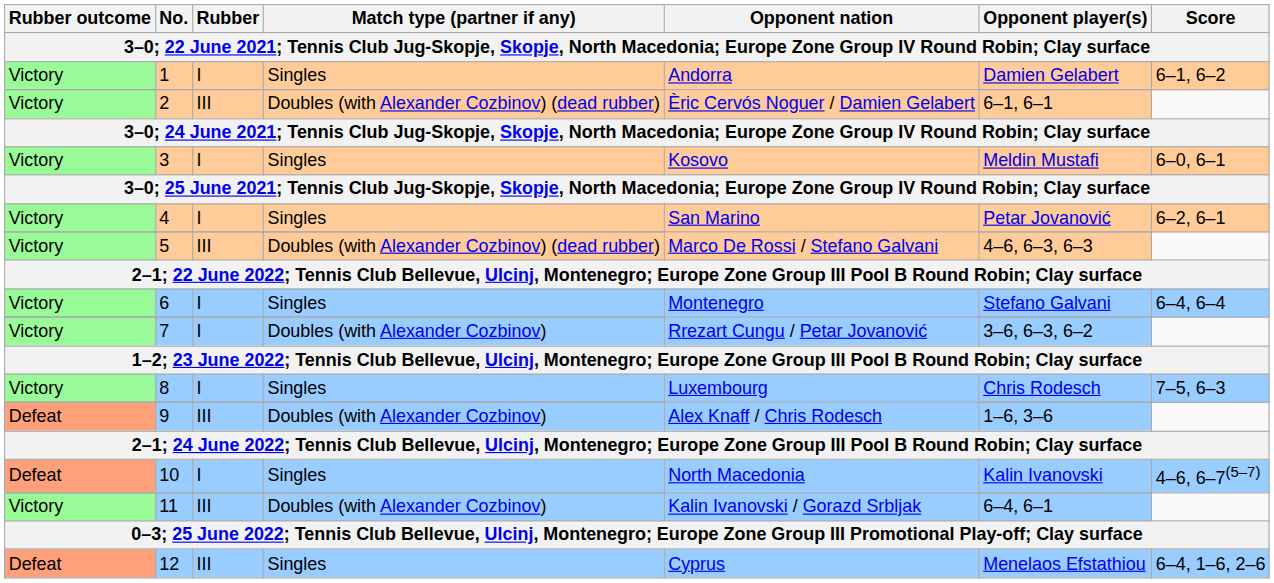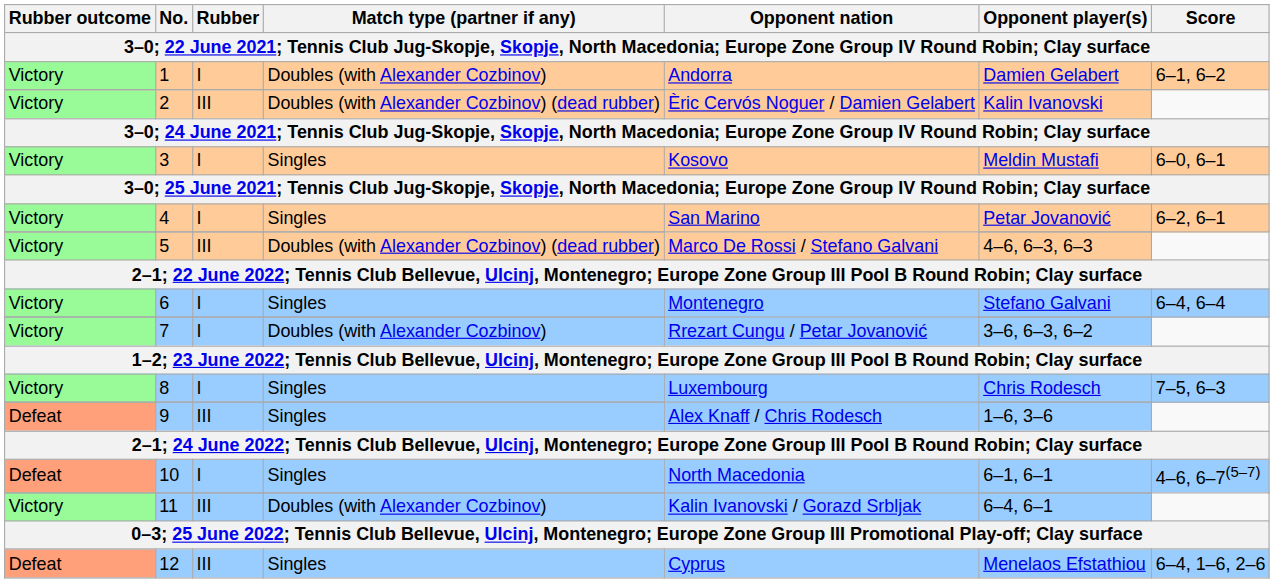(297, 75) Singles -> (407, 75) Doubles (with Alexander Cozbinov)
(1018, 103) 6–1, 6–1 -> (1043, 103) Kalin Ivanovski
(407, 416) Doubles (with Alexander Cozbinov) -> (297, 416) Singles
(1043, 475) Kalin Ivanovski -> (1018, 475) 6–1, 6–1
